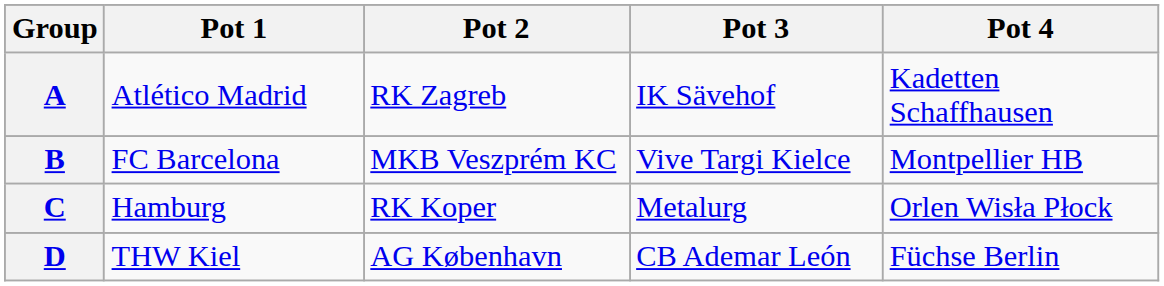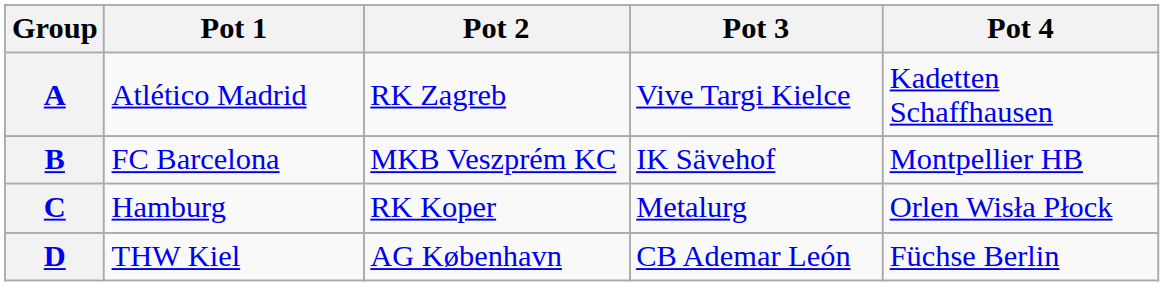(706, 93) IK Sävehof -> (743, 93) Vive Targi Kielce
(743, 159) Vive Targi Kielce -> (706, 159) IK Sävehof
